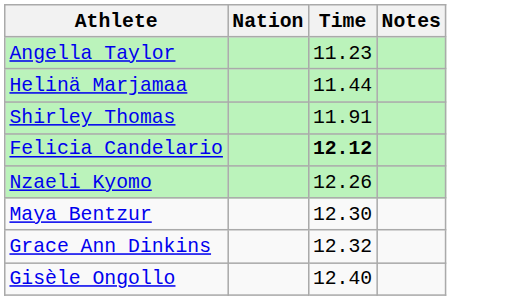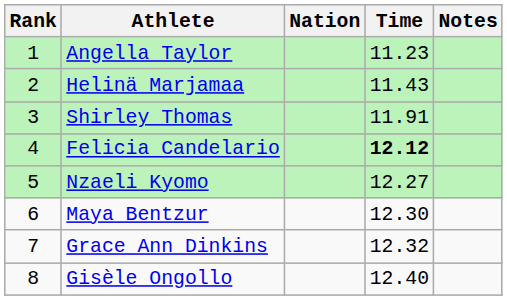+ column: (33, 21)
(343, 85) 11.44 -> (399, 85) 11.43
(343, 182) 12.26 -> (399, 182) 12.27
